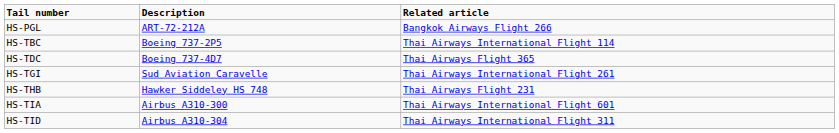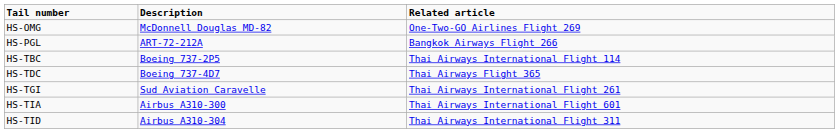+ row: (24, 28)
- row: (24, 89)
